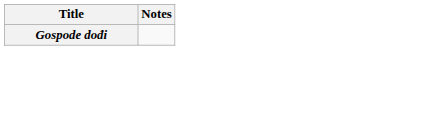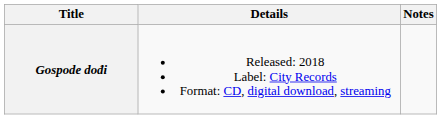+ column: (269, 14)
